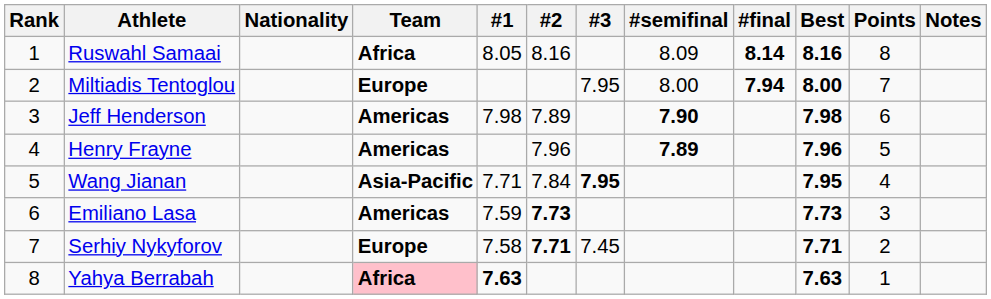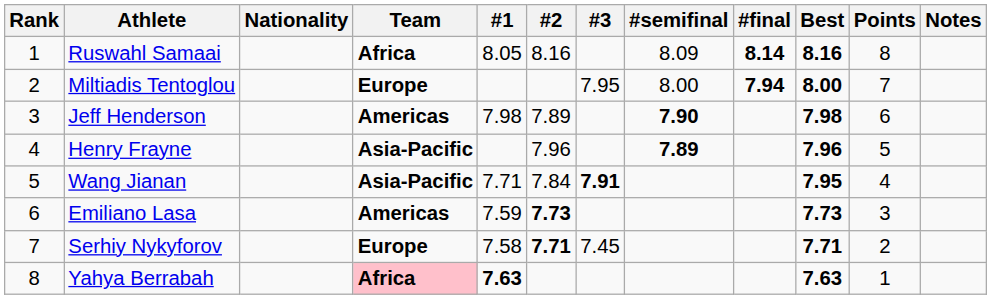(404, 149) Americas -> (415, 149) Asia-Pacific
(600, 181) 7.95 -> (600, 181) 7.91
